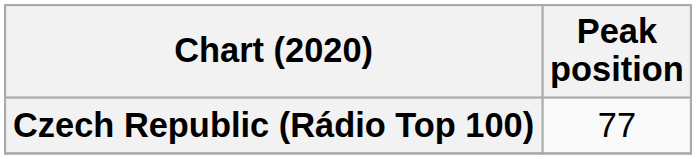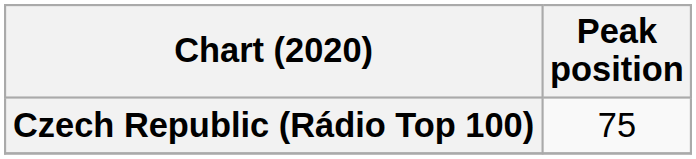(617, 125) 77 -> (617, 125) 75
